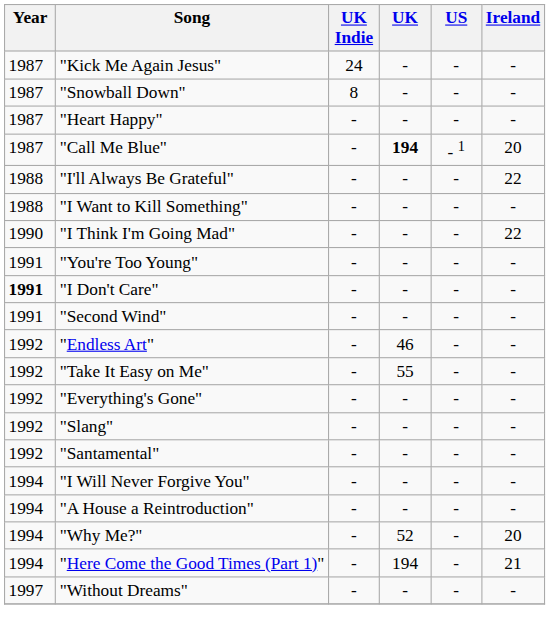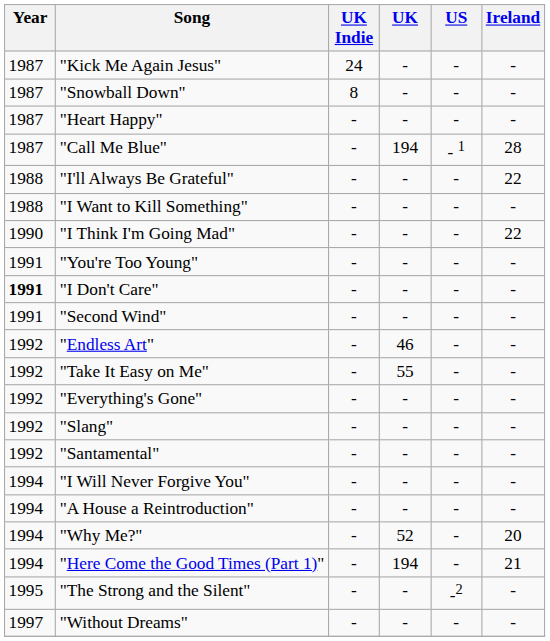(405, 147) bold -> (405, 147) normal
(513, 147) 20 -> (513, 147) 28
+ row: (155, 590)
